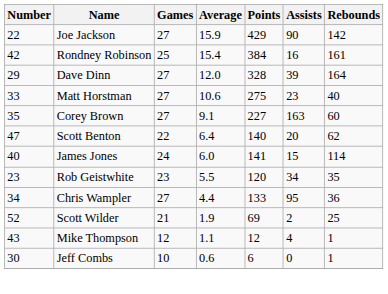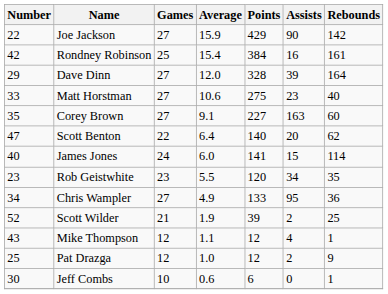(207, 197) 4.4 -> (207, 197) 4.9
(254, 217) 69 -> (254, 217) 39
+ row: (84, 258)
